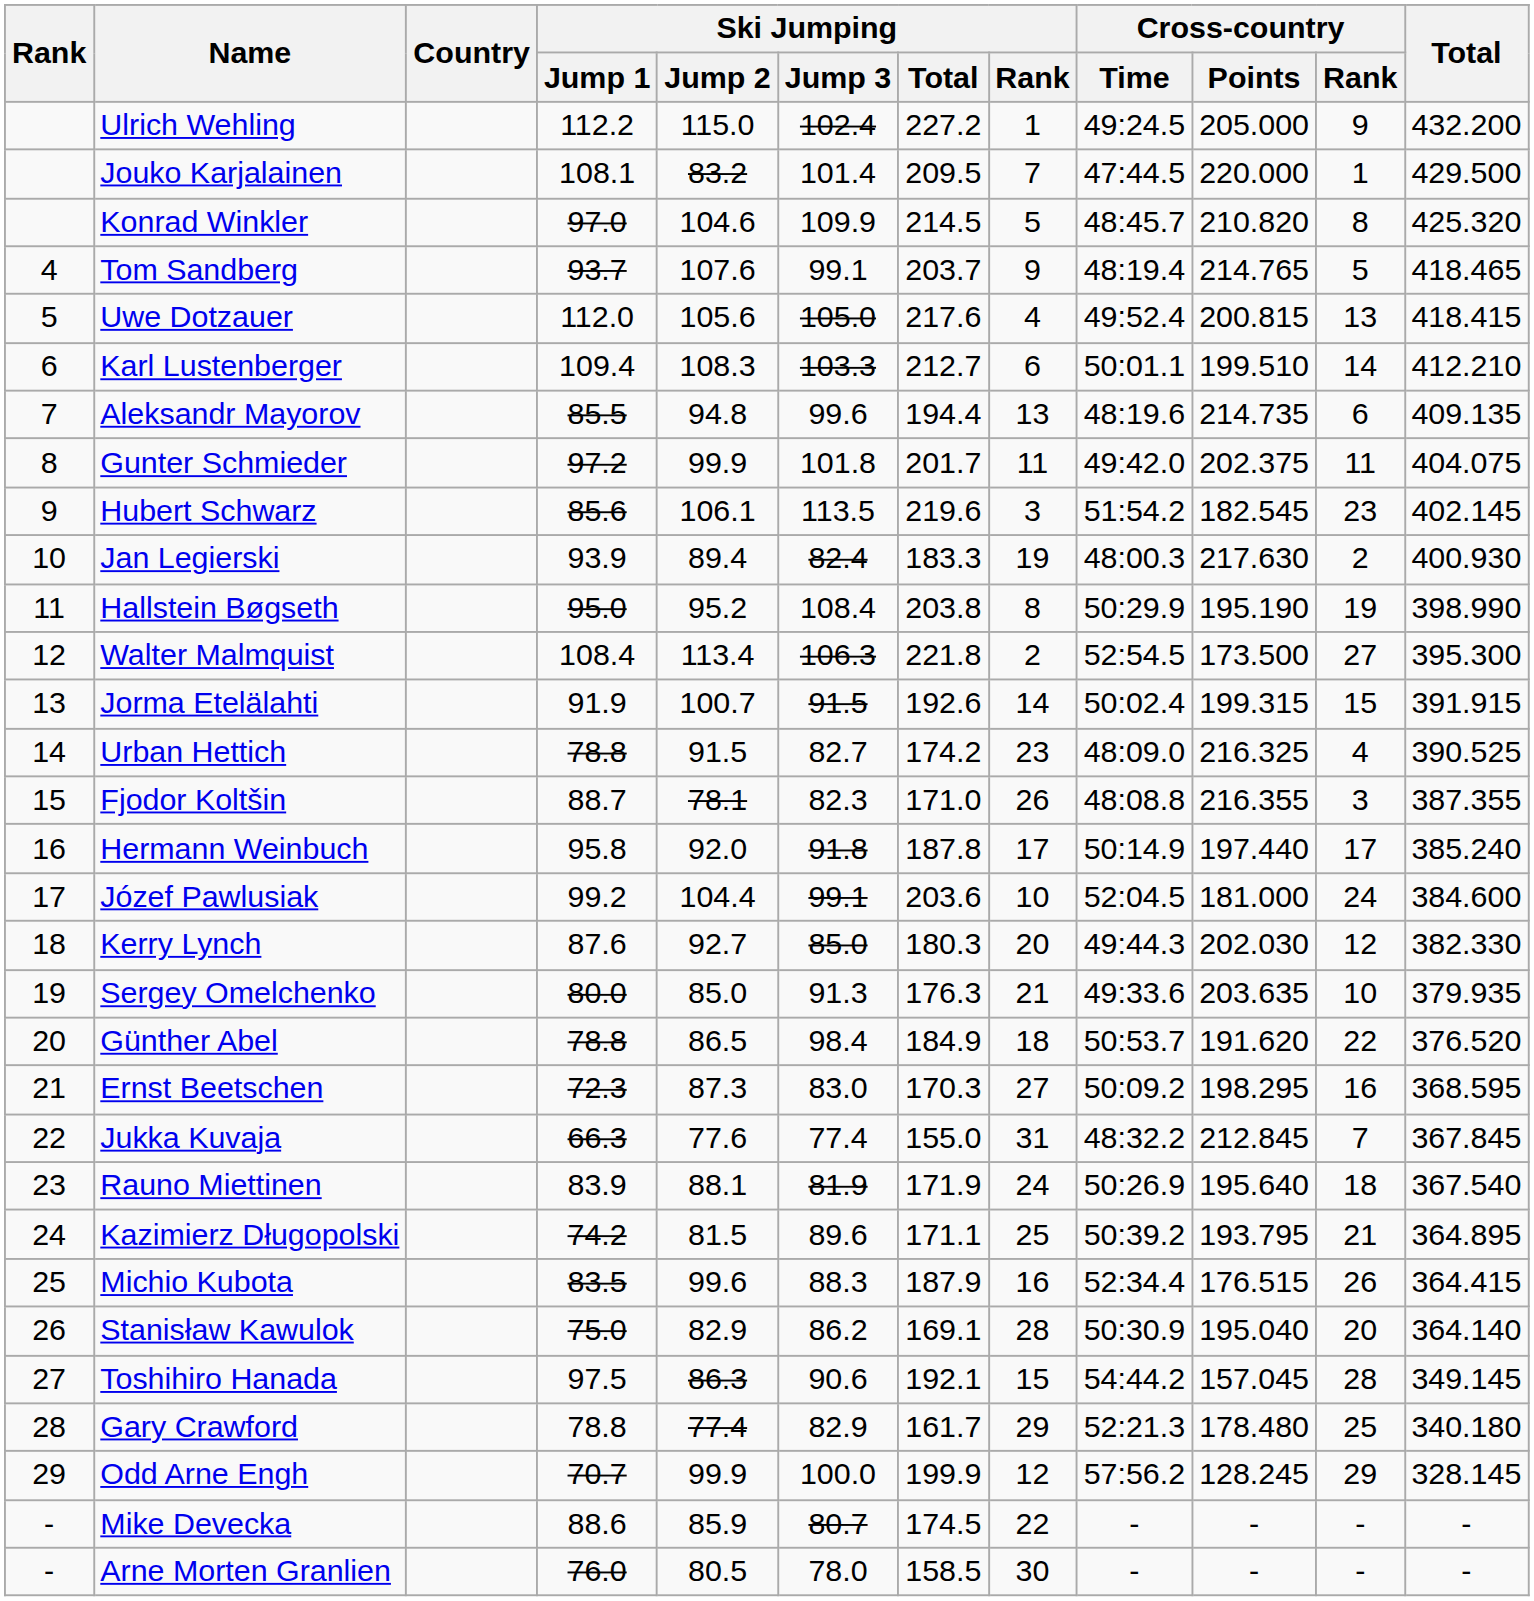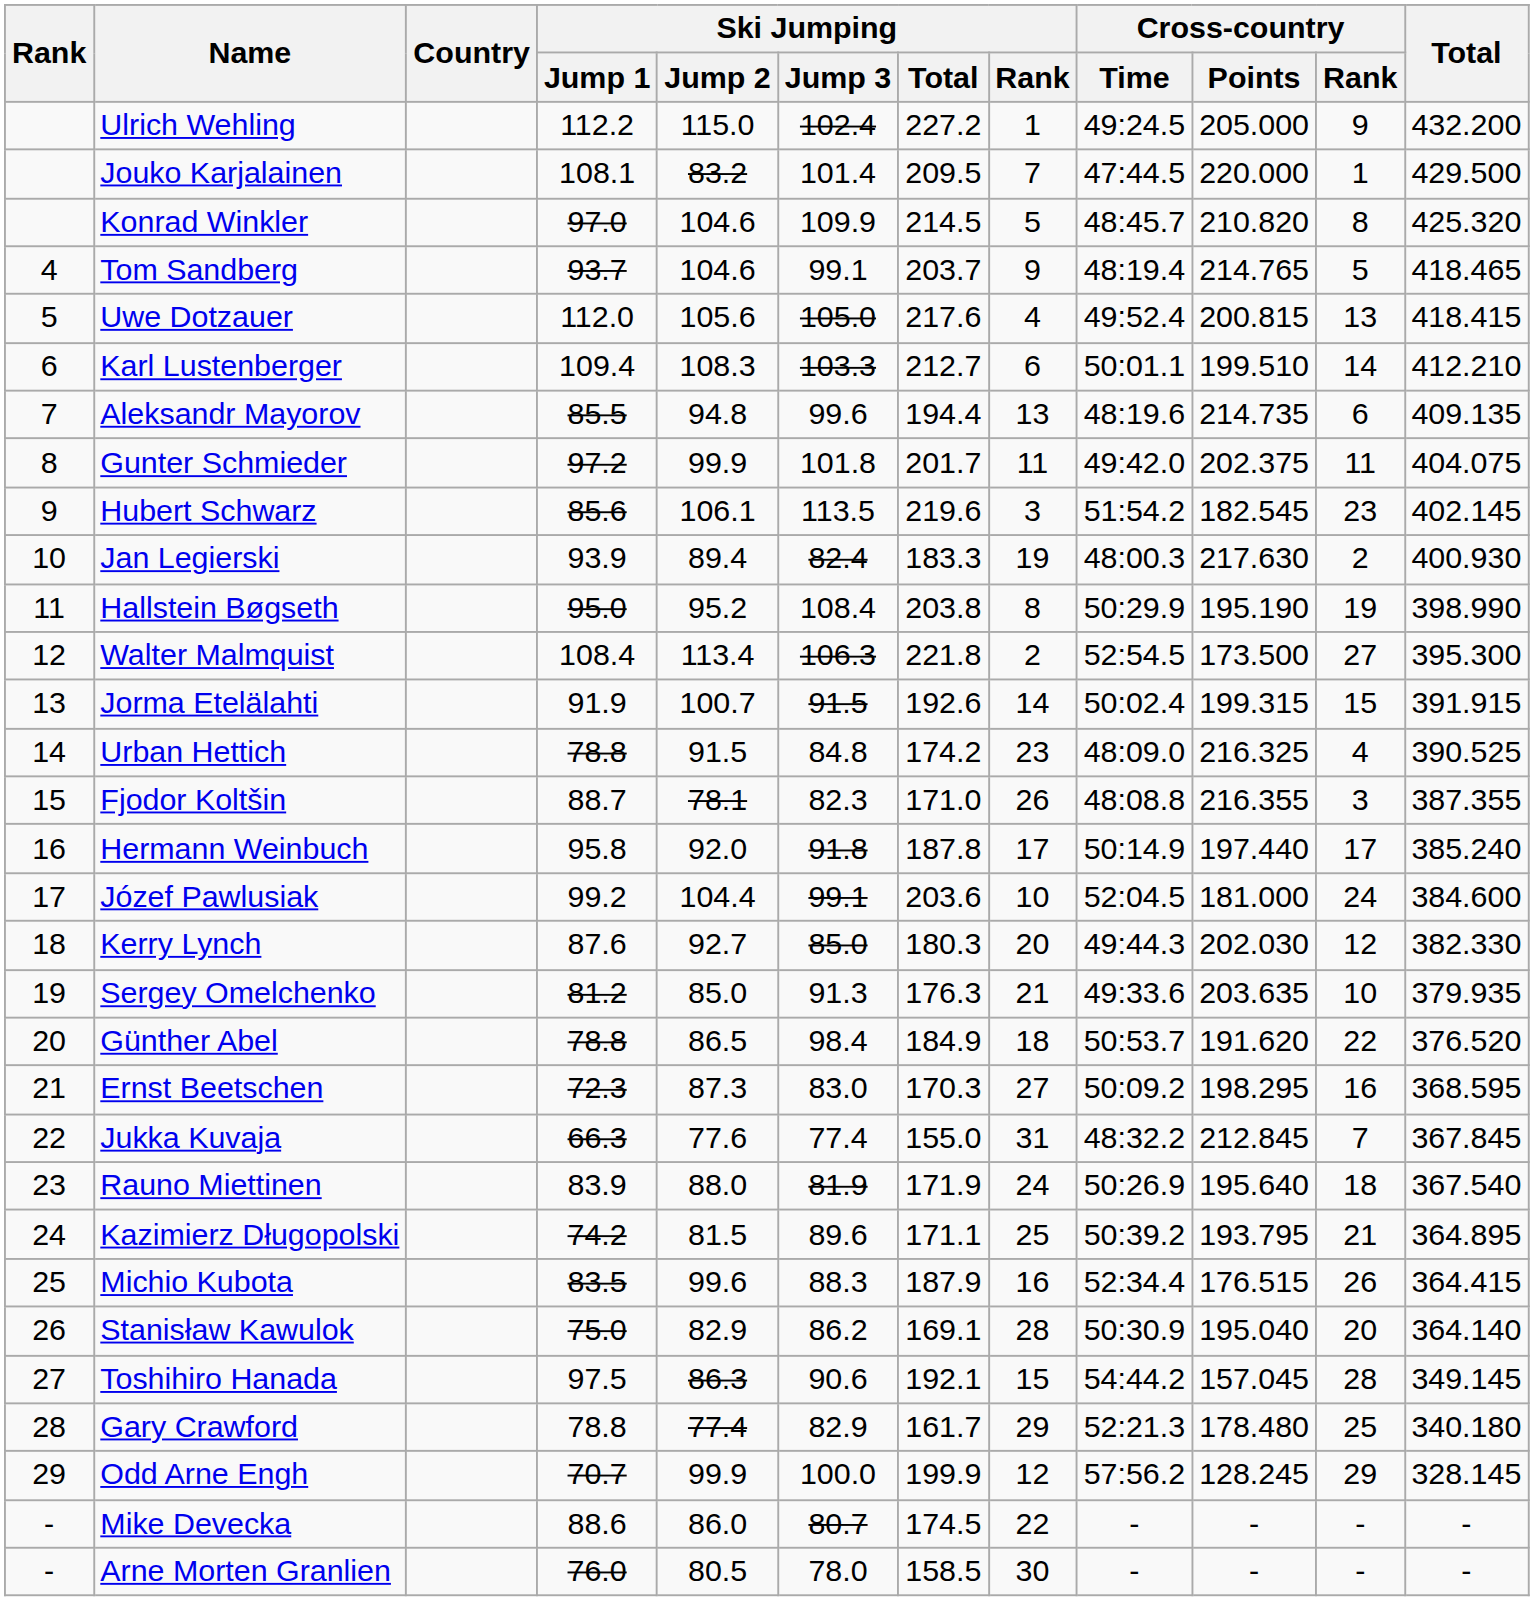(718, 269) 107.6 -> (718, 269) 104.6
(838, 751) 82.7 -> (838, 751) 84.8
(597, 992) 80.0 -> (597, 992) 81.2
(718, 1185) 88.1 -> (718, 1185) 88.0
(718, 1523) 85.9 -> (718, 1523) 86.0
